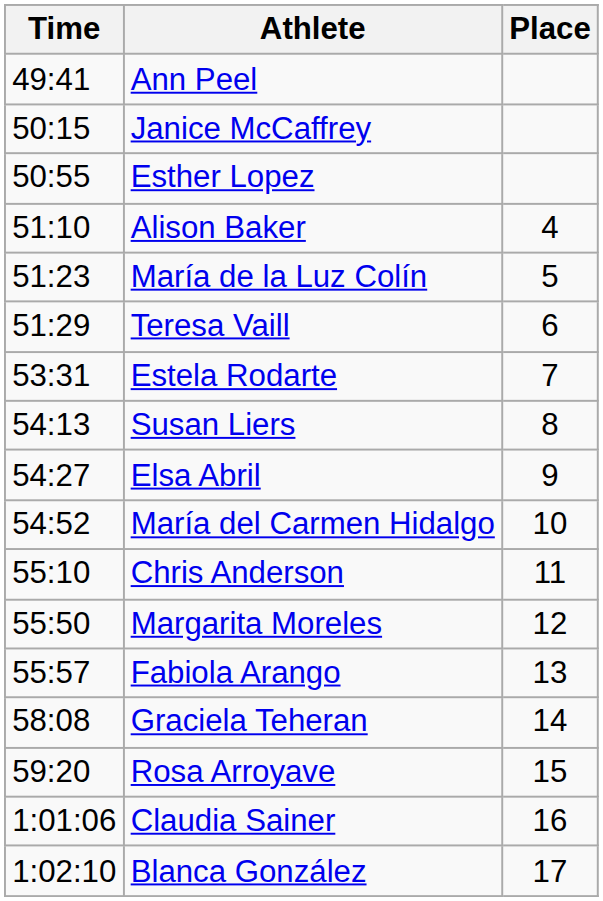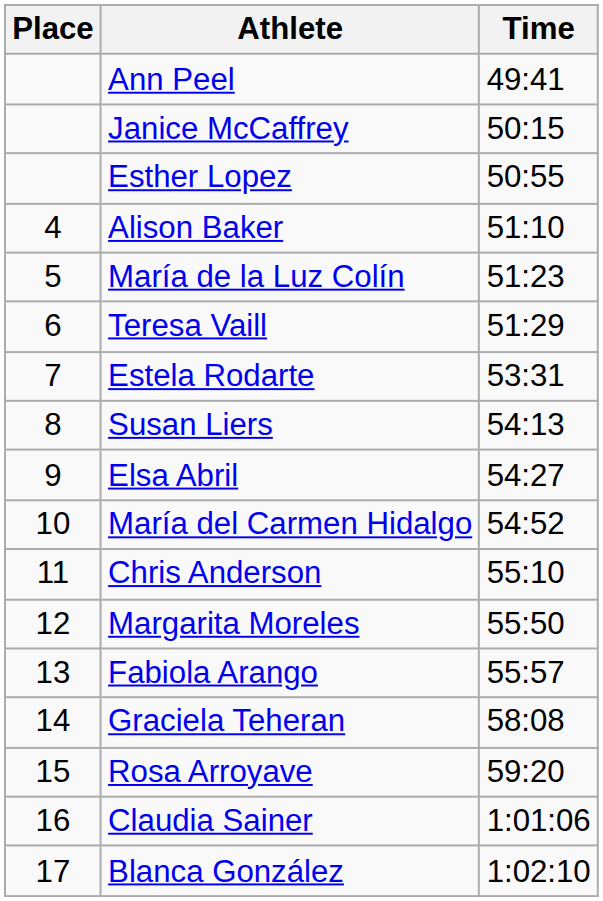columns swapped: (550, 29) <-> (64, 29)
